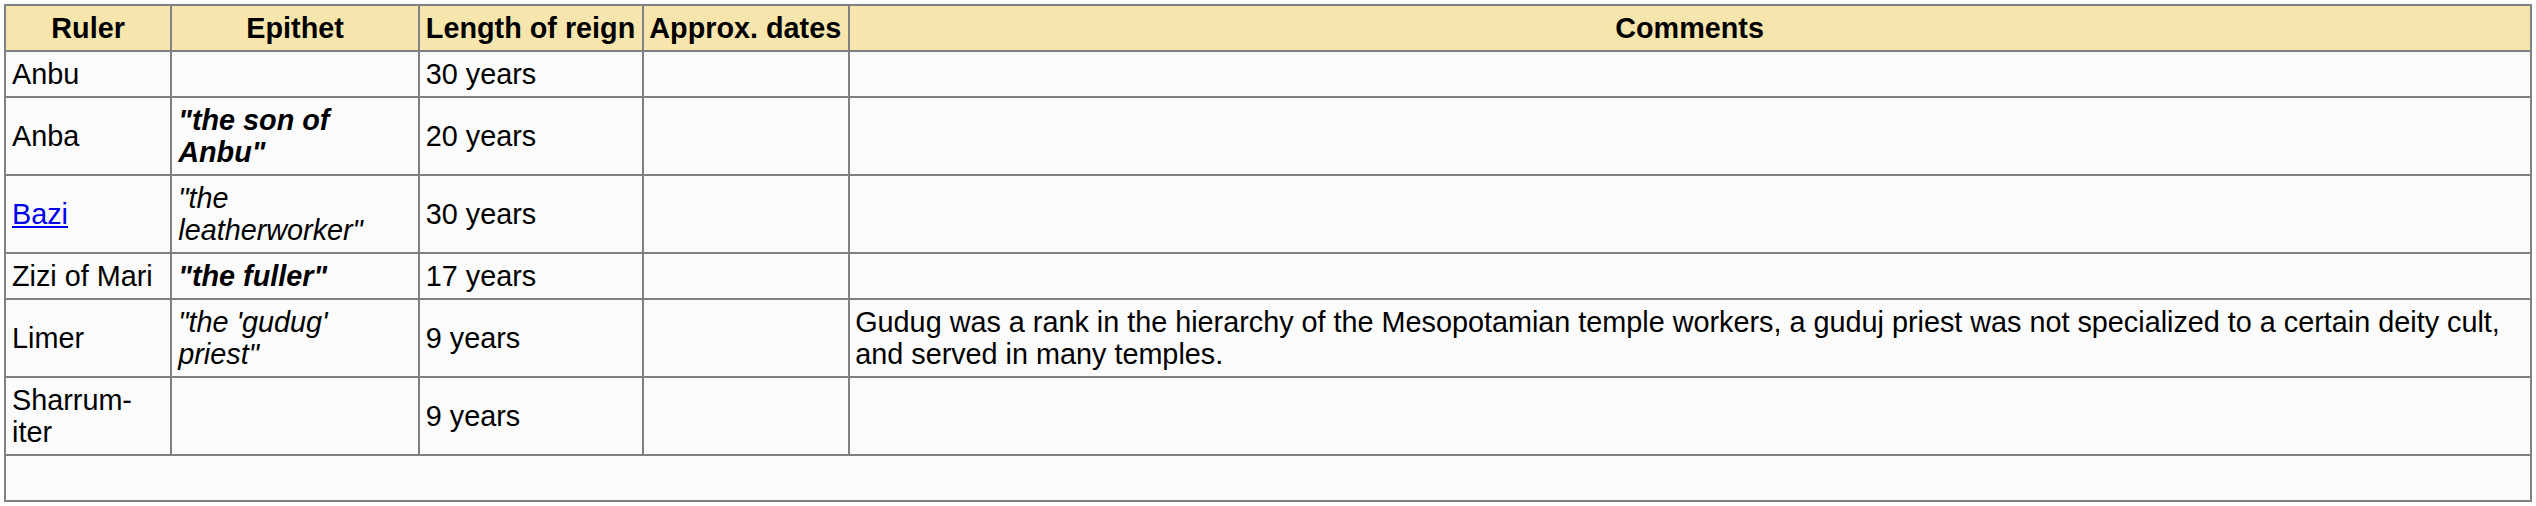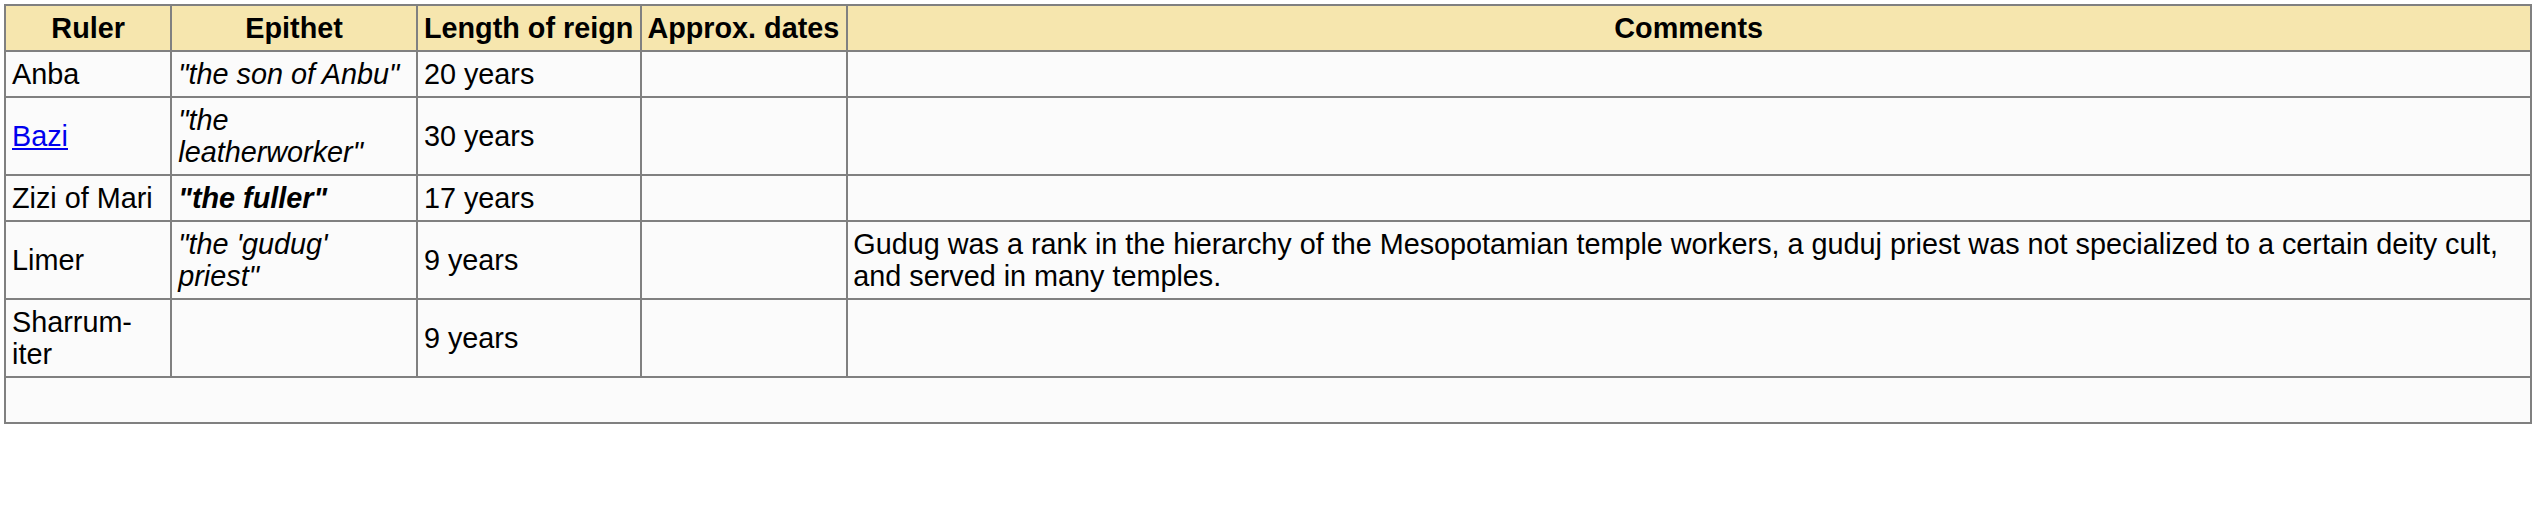- row: (46, 74)
(254, 136) bold -> (289, 74) normal
